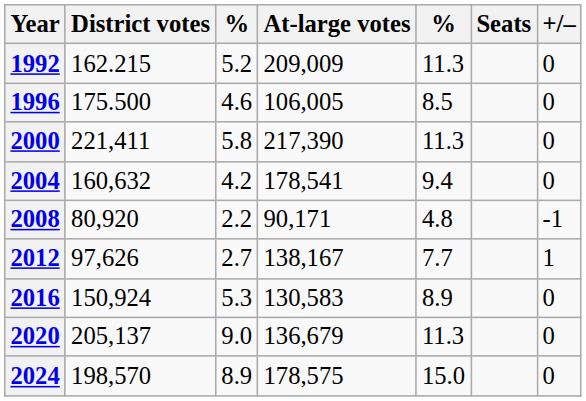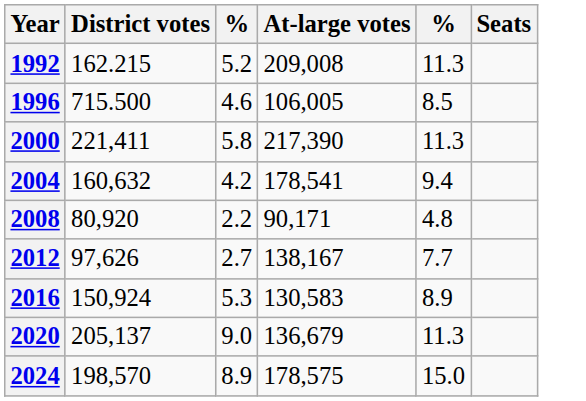- column: (559, 24)
(304, 63) 209,009 -> (304, 63) 209,008
(111, 102) 175.500 -> (111, 102) 715.500
